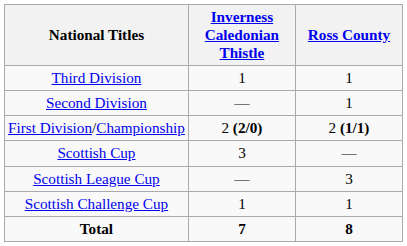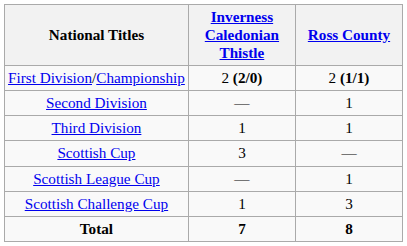rows swapped: (96, 128) <-> (96, 78)
(349, 178) 3 -> (349, 178) 1
(349, 203) 1 -> (349, 203) 3
